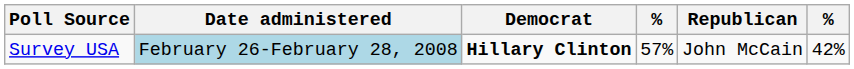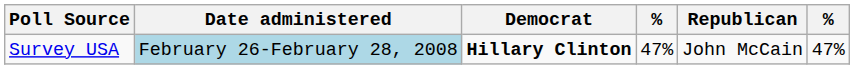(657, 50) 57% -> (657, 50) 47%
(828, 50) 42% -> (828, 50) 47%
